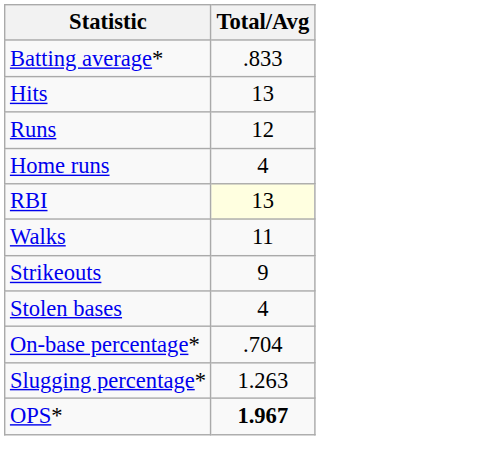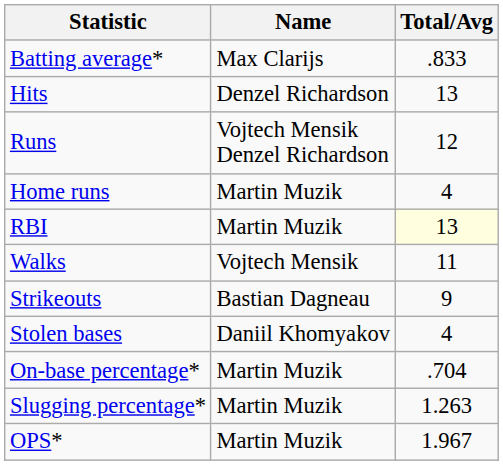+ column: (303, 22)
(263, 415) bold -> (447, 441) normal
